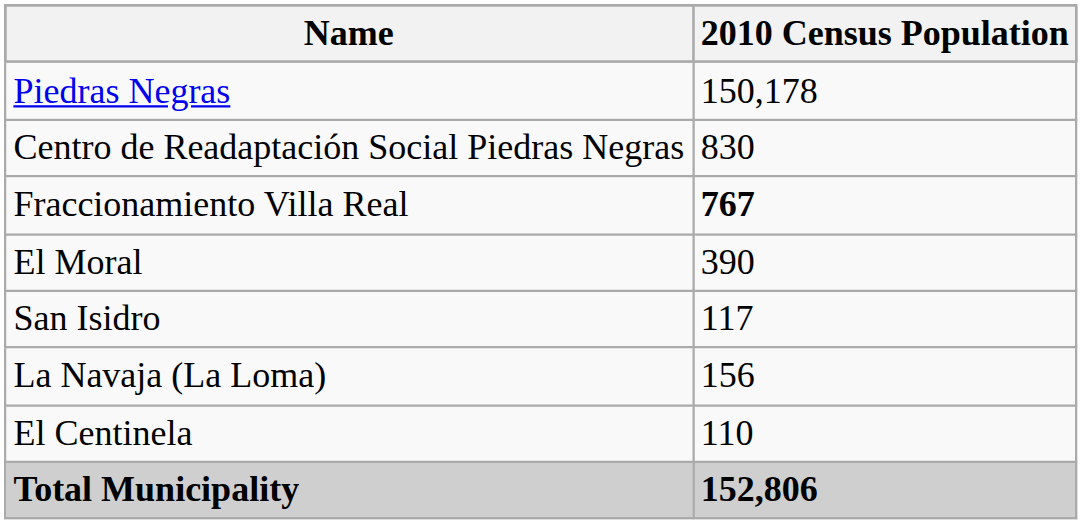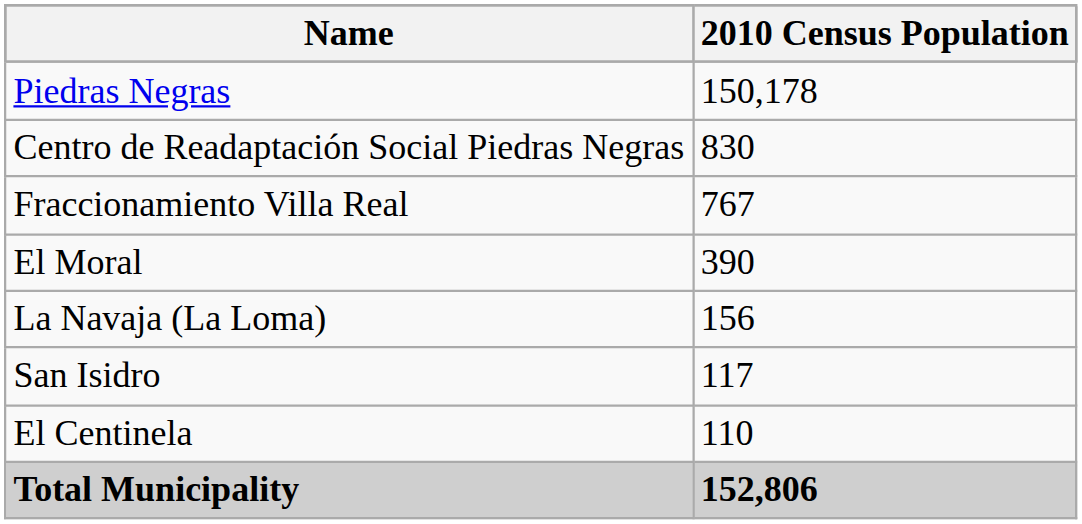(728, 204) bold -> (728, 204) normal
rows swapped: (170, 375) <-> (87, 318)
